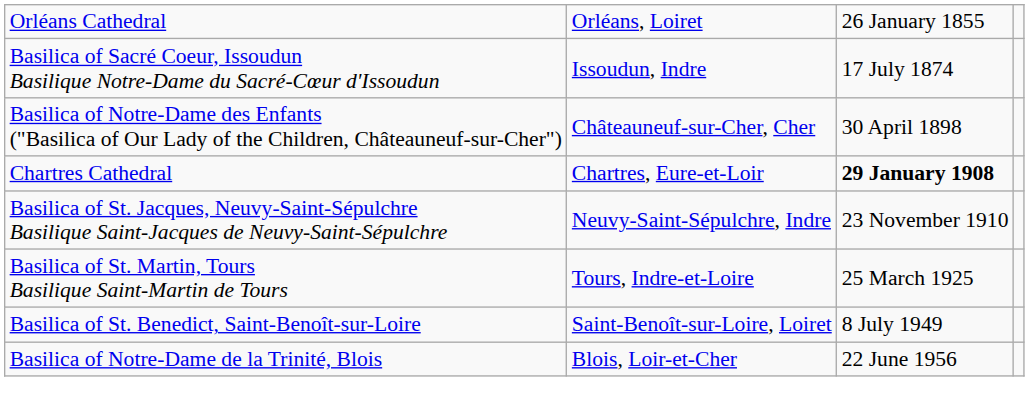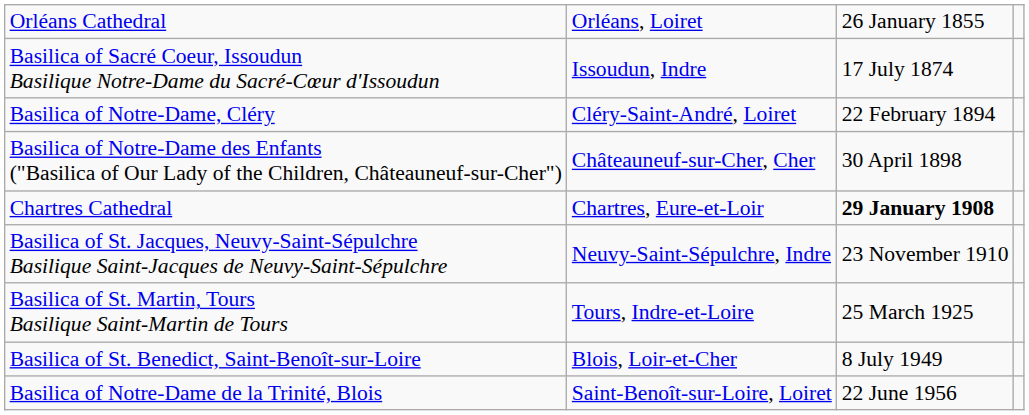+ row: (142, 114)
(702, 324) Saint-Benoît-sur-Loire, Loiret -> (654, 358) Blois, Loir-et-Cher
(654, 358) Blois, Loir-et-Cher -> (702, 392) Saint-Benoît-sur-Loire, Loiret
